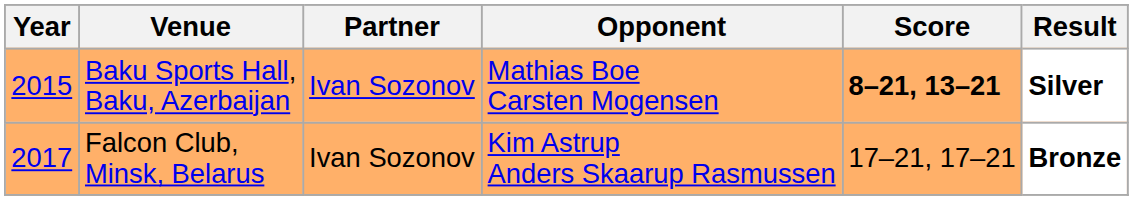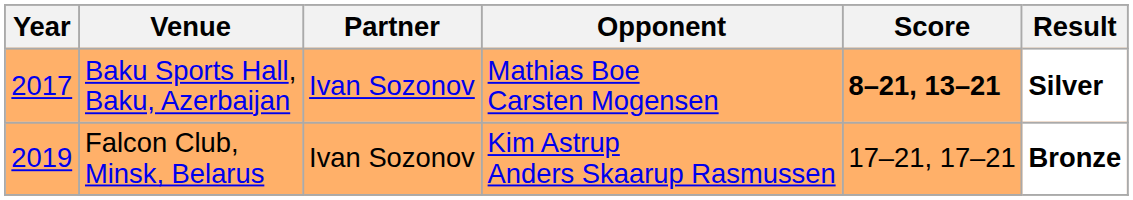(42, 85) 2015 -> (42, 85) 2017
(42, 159) 2017 -> (42, 159) 2019
